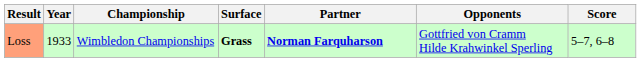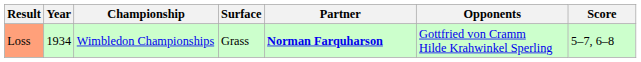(59, 40) 1933 -> (59, 40) 1934
(236, 40) bold -> (235, 40) normal
